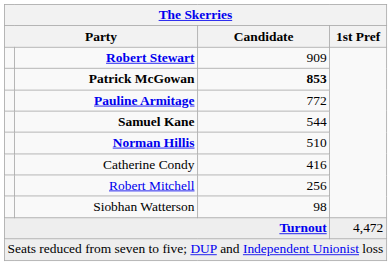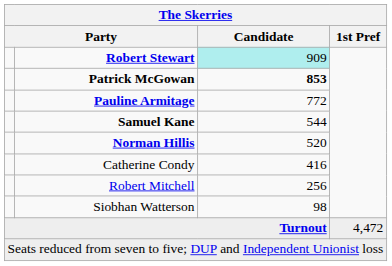(317, 57) no background -> (317, 57) paleturquoise background
(317, 143) 510 -> (317, 143) 520
